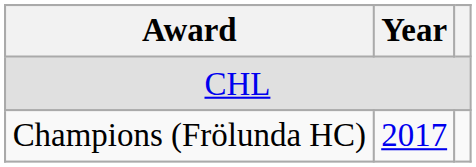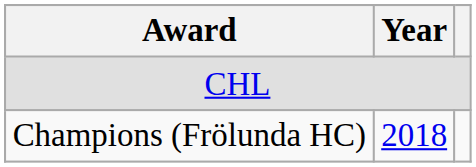(414, 135) 2017 -> (414, 135) 2018
